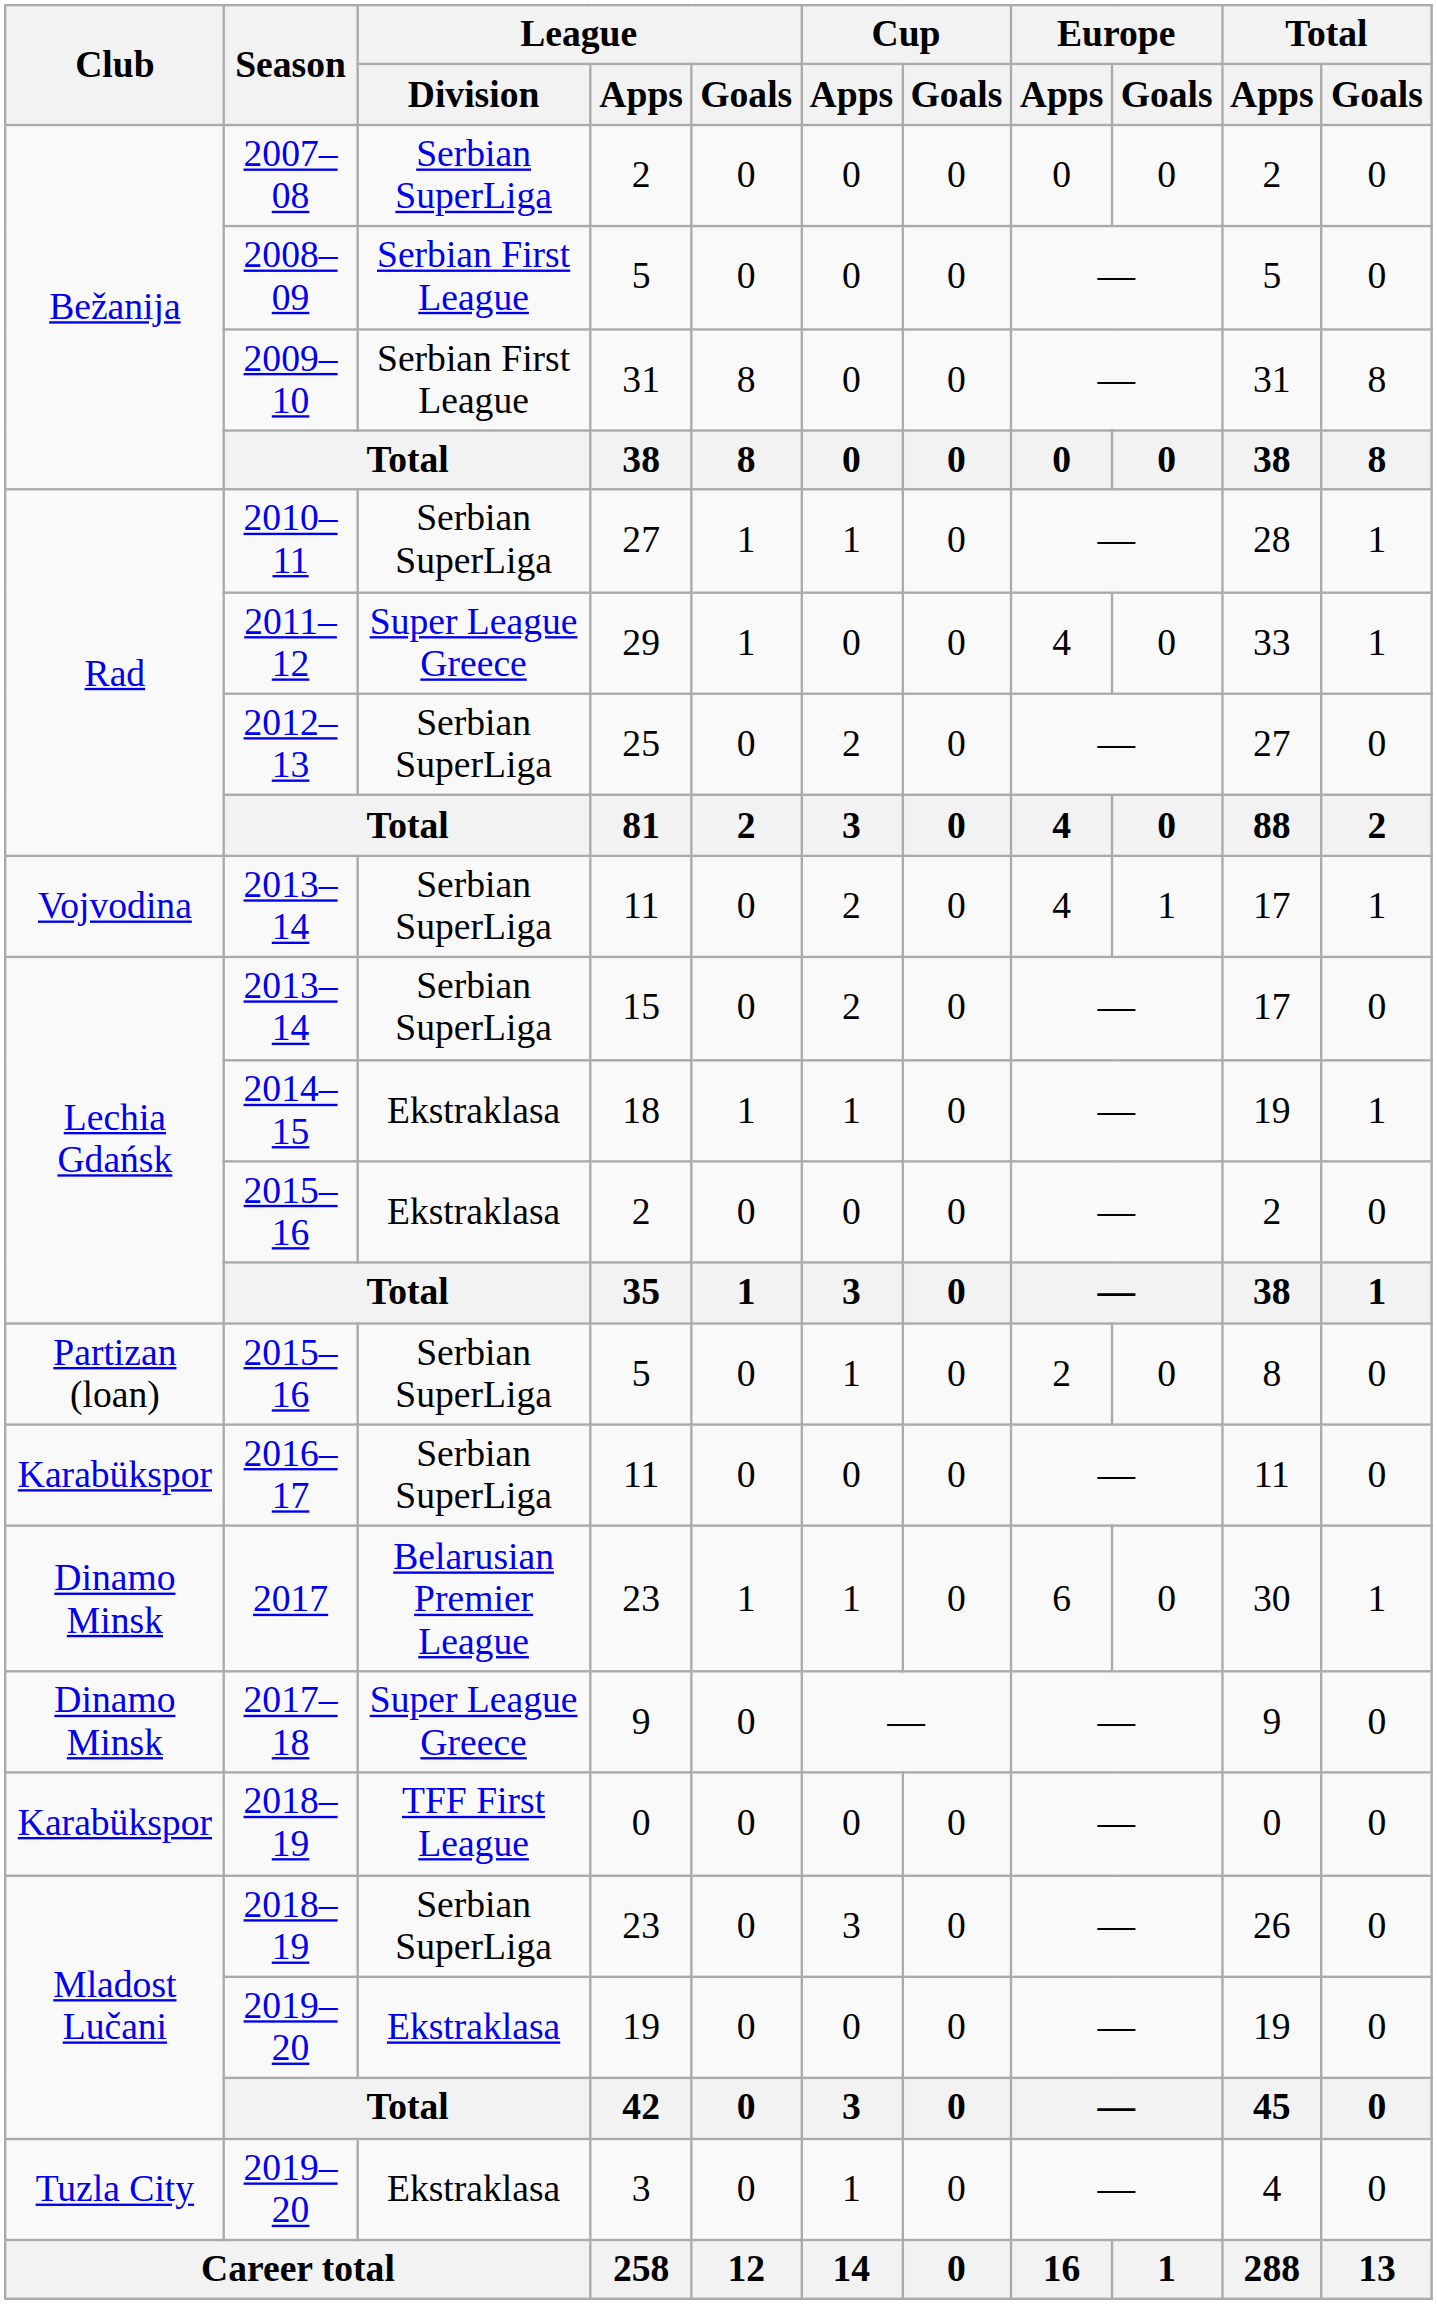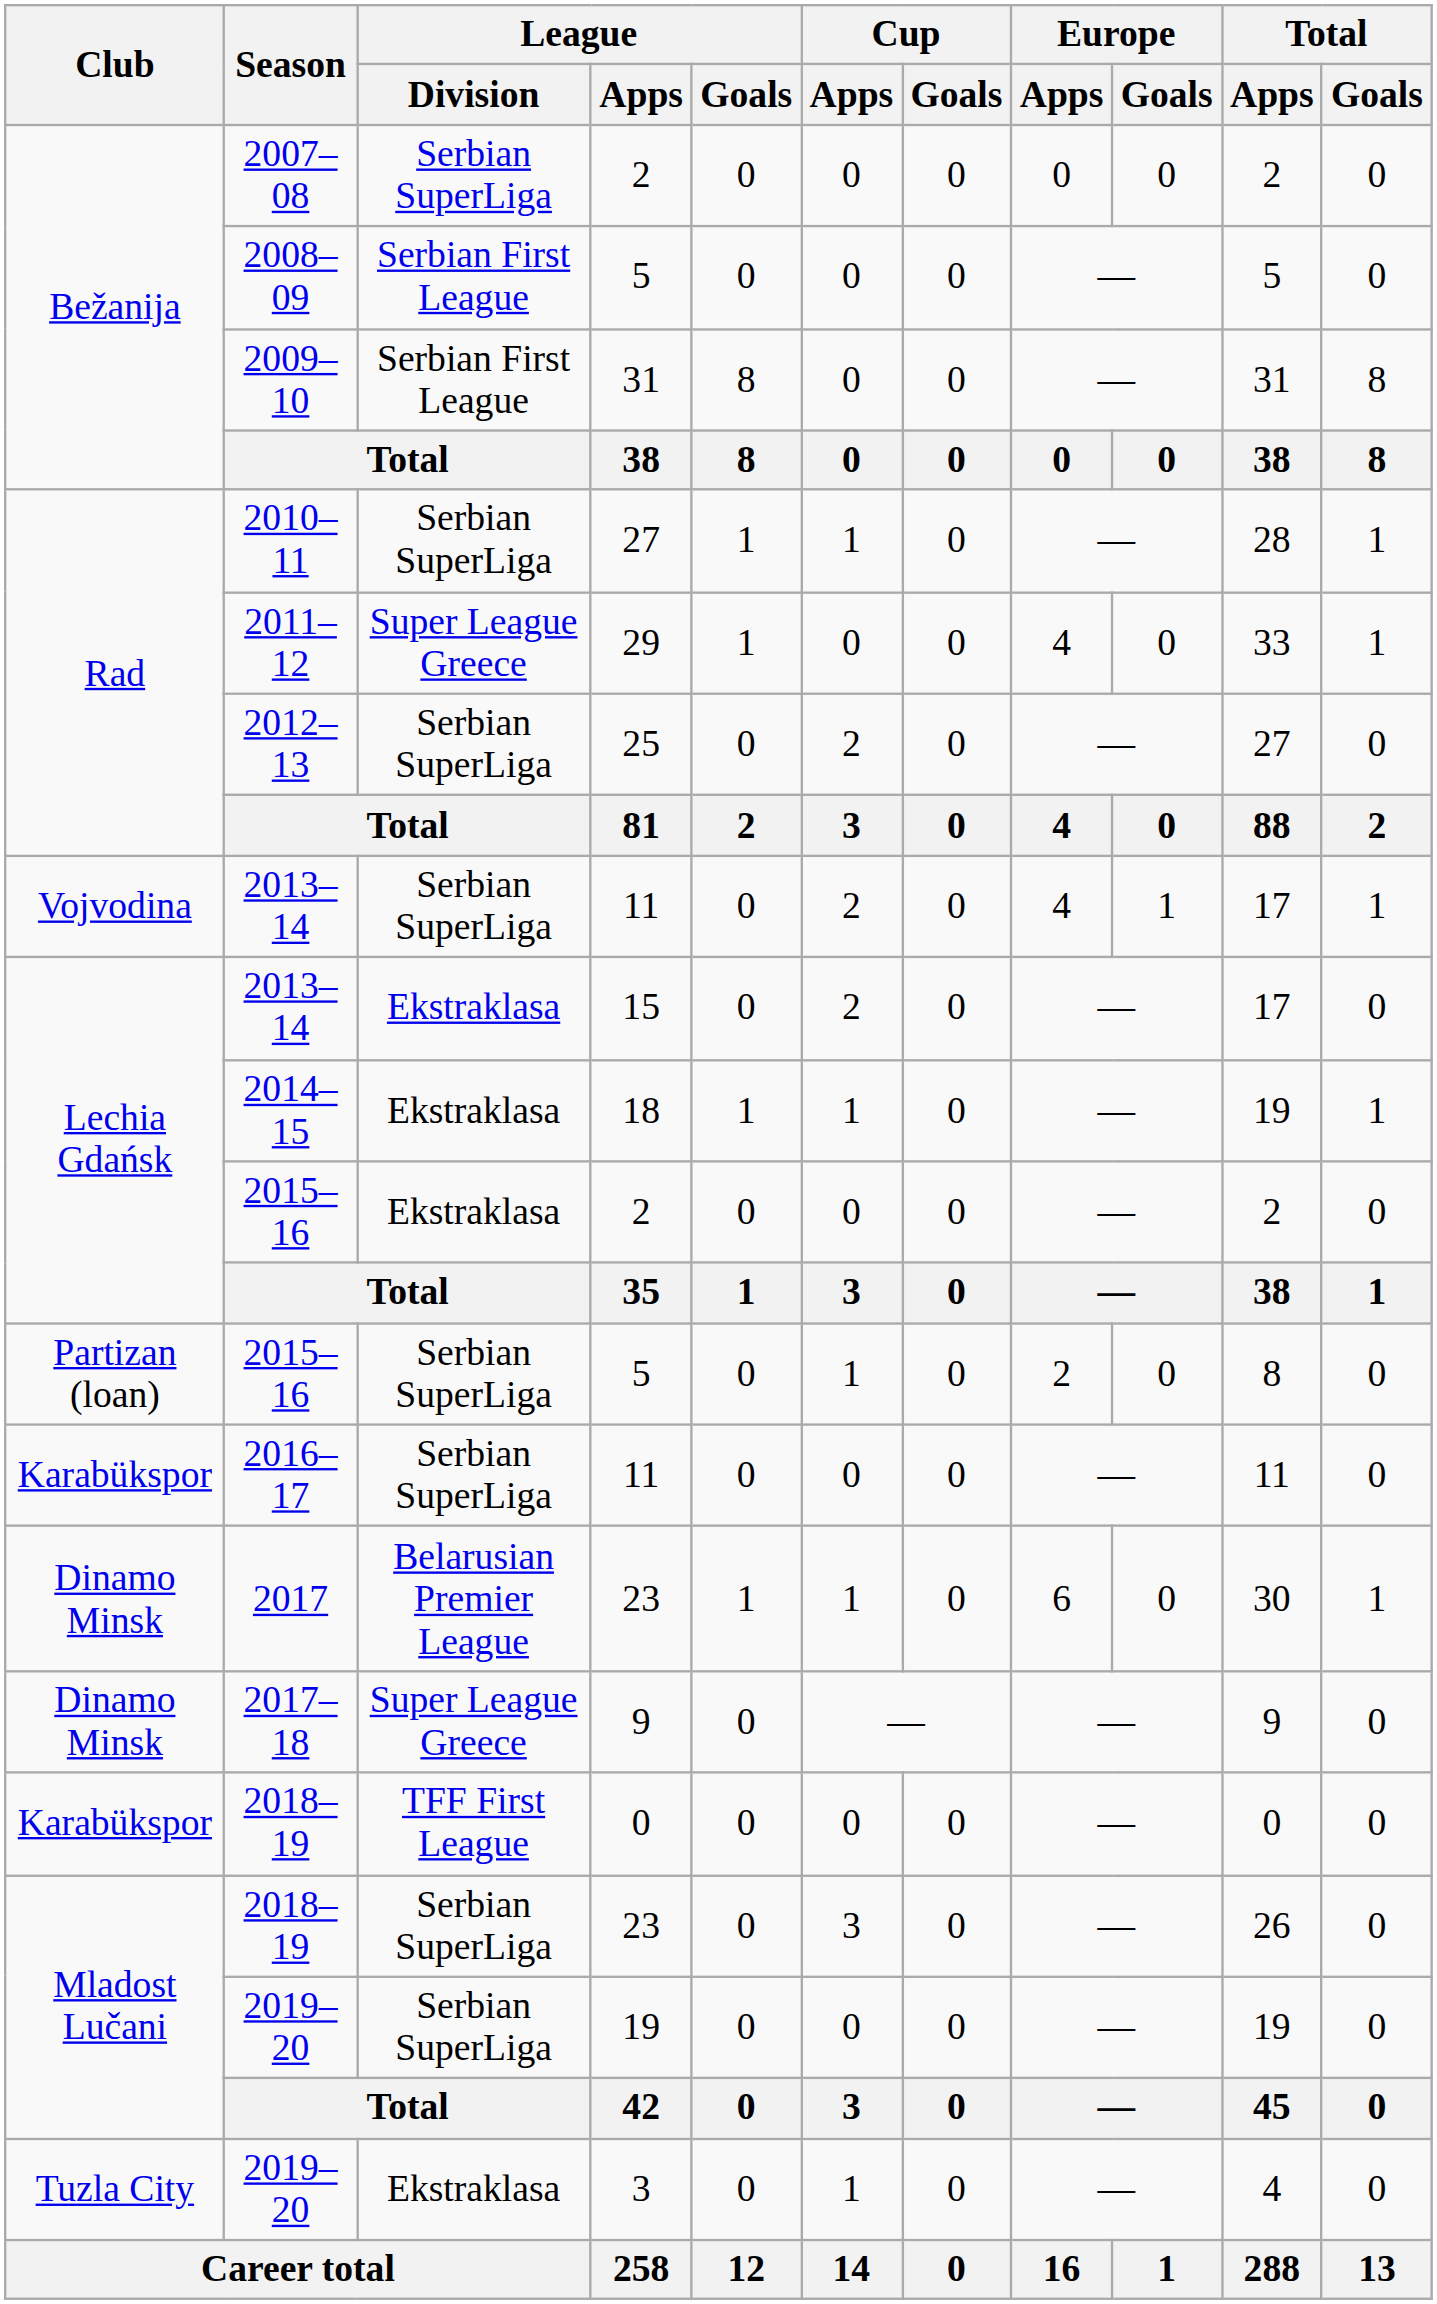(474, 1007) Serbian SuperLiga -> (474, 1007) Ekstraklasa
(474, 2026) Ekstraklasa -> (474, 2026) Serbian SuperLiga
